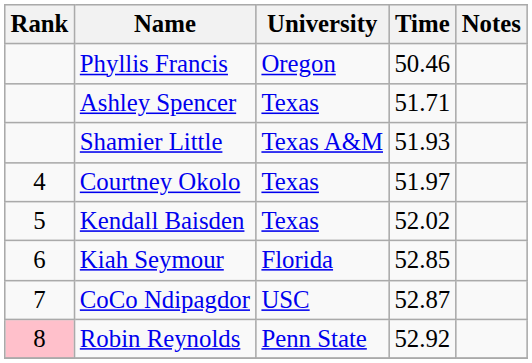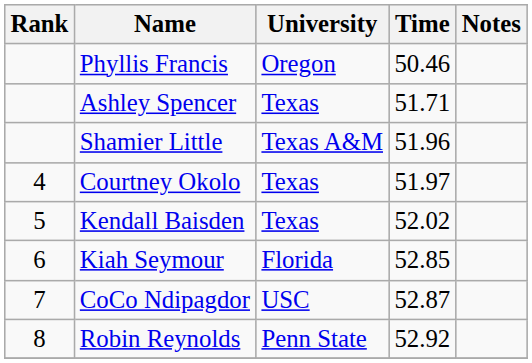(422, 142) 51.93 -> (422, 142) 51.96
(39, 338) pink background -> (39, 338) no background
